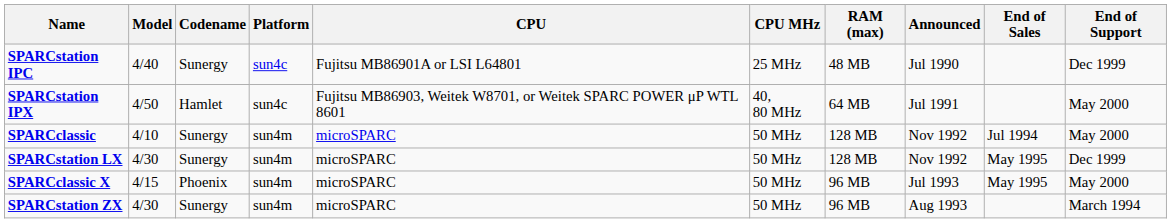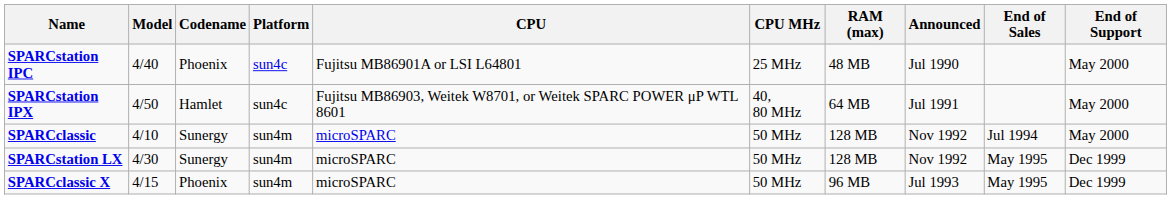(203, 64) Sunergy -> (203, 64) Phoenix
(1097, 64) Dec 1999 -> (1099, 64) May 2000
(1099, 182) May 2000 -> (1097, 182) Dec 1999
- row: (65, 205)
